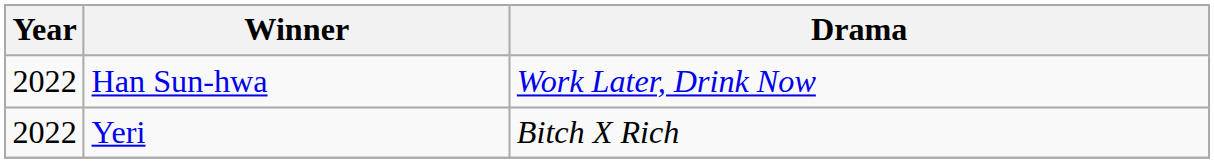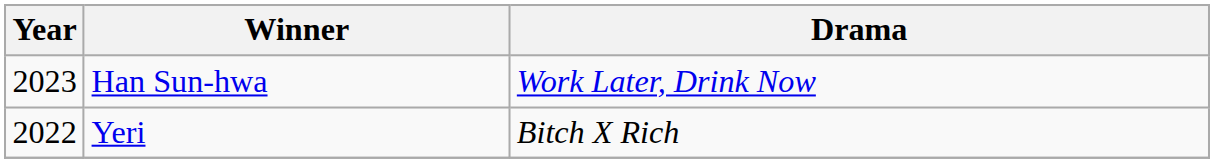(45, 81) 2022 -> (45, 81) 2023
